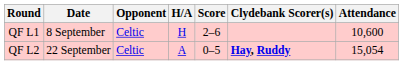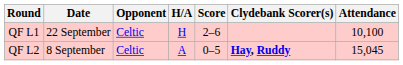(76, 32) 8 September -> (78, 32) 22 September
(367, 32) 10,600 -> (367, 32) 10,100
(78, 50) 22 September -> (76, 50) 8 September
(367, 50) 15,054 -> (367, 50) 15,045
